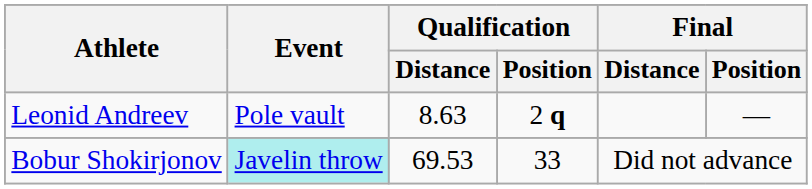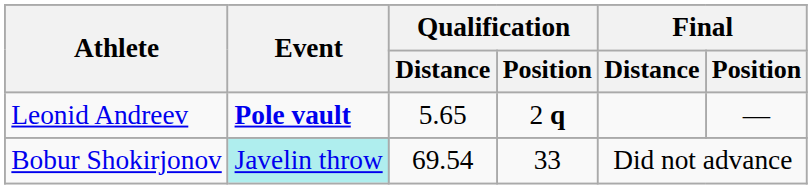(290, 115) normal -> (293, 115) bold
(443, 115) 8.63 -> (443, 115) 5.65
(443, 160) 69.53 -> (443, 160) 69.54
